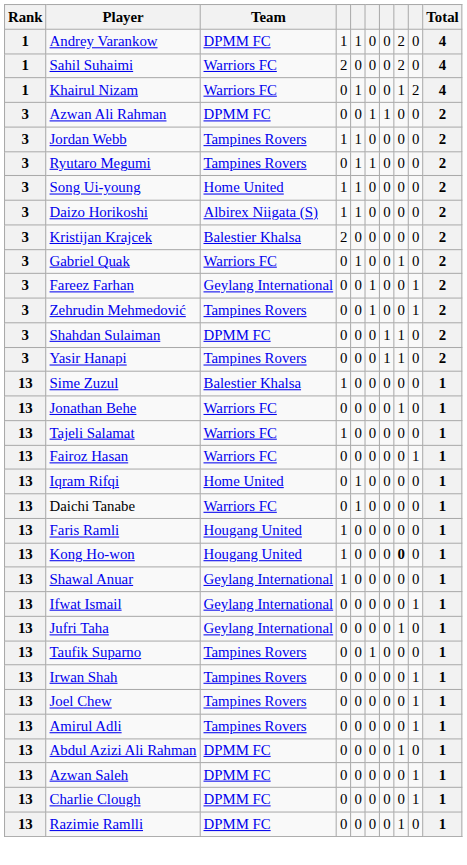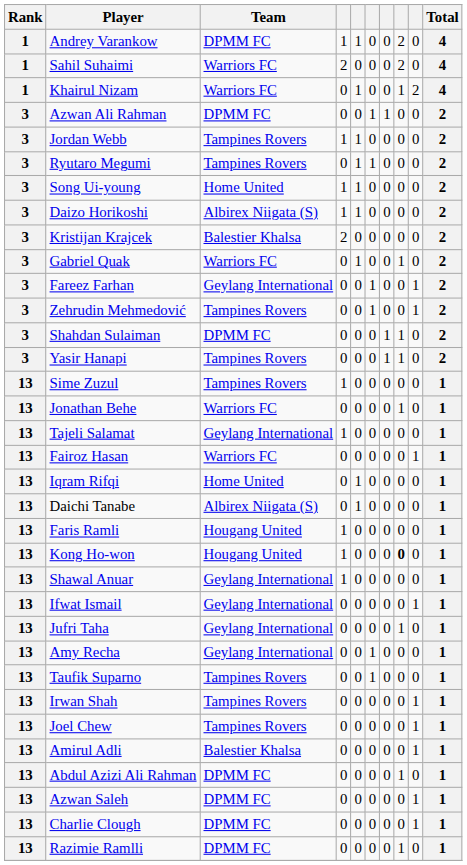(252, 384) Balestier Khalsa -> (255, 384) Tampines Rovers
(240, 432) Warriors FC -> (268, 432) Geylang International
(240, 506) Warriors FC -> (261, 506) Albirex Niigata (S)
+ row: (85, 653)
(255, 726) Tampines Rovers -> (252, 750) Balestier Khalsa
